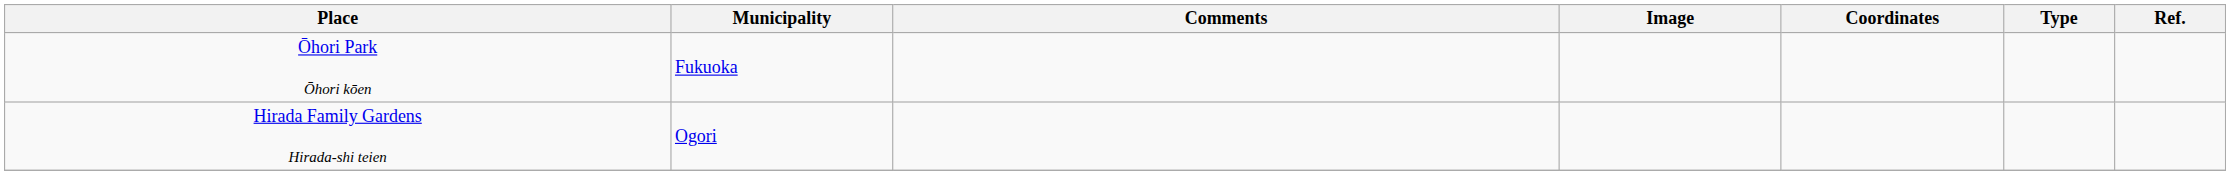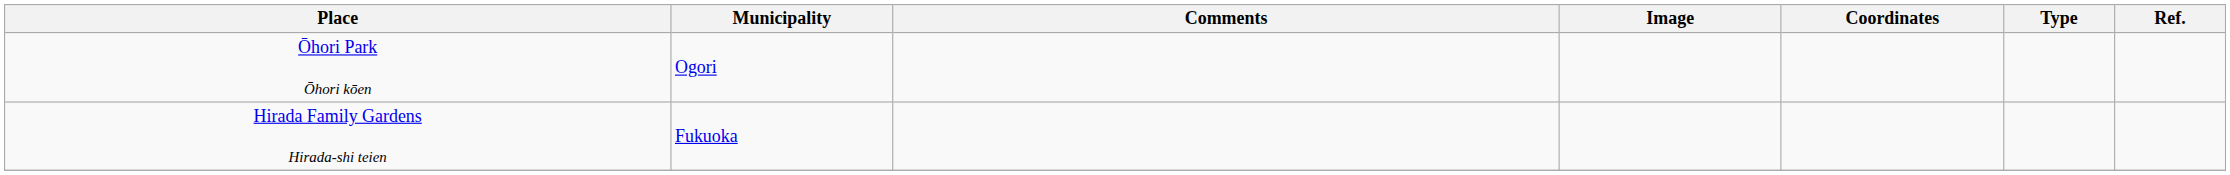(706, 67) Fukuoka -> (696, 67) Ogori
(696, 136) Ogori -> (706, 136) Fukuoka
